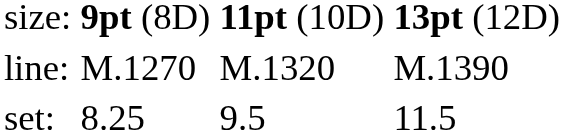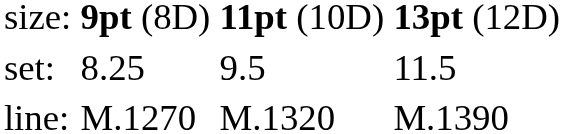rows swapped: (29, 118) <-> (37, 67)
